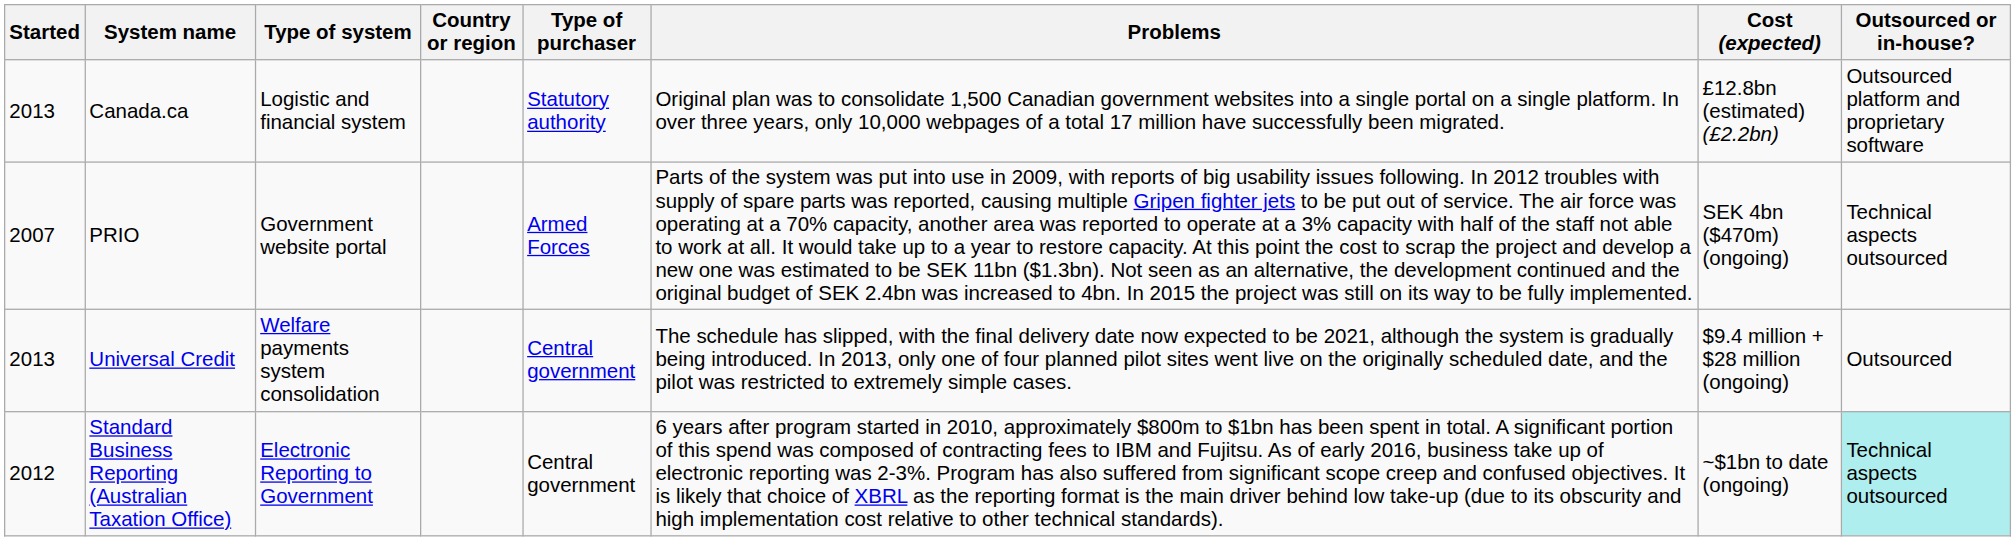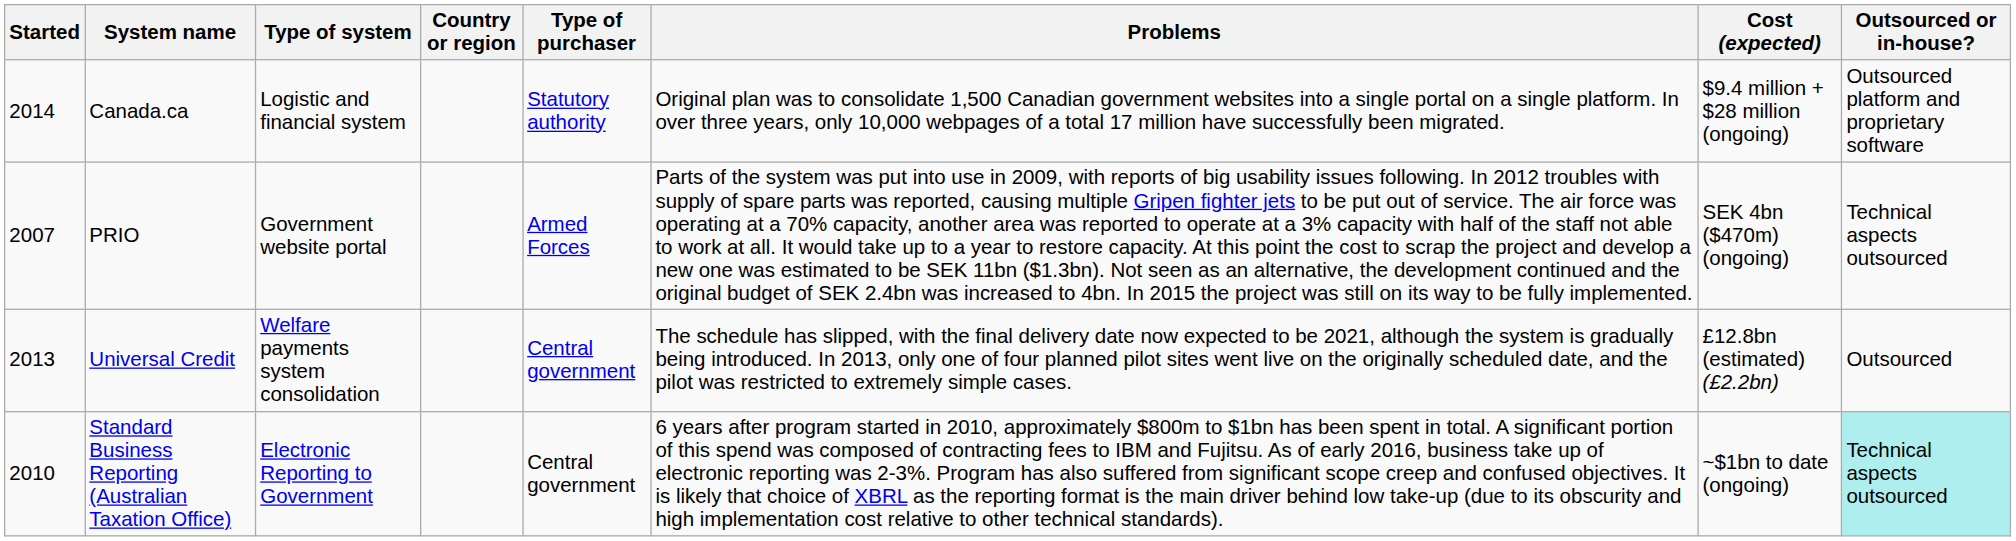(32, 110) 2013 -> (32, 110) 2014
(1754, 110) £12.8bn (estimated) (£2.2bn) -> (1763, 110) $9.4 million + $28 million (ongoing)
(1763, 360) $9.4 million + $28 million (ongoing) -> (1754, 360) £12.8bn (estimated) (£2.2bn)
(32, 473) 2012 -> (32, 473) 2010
